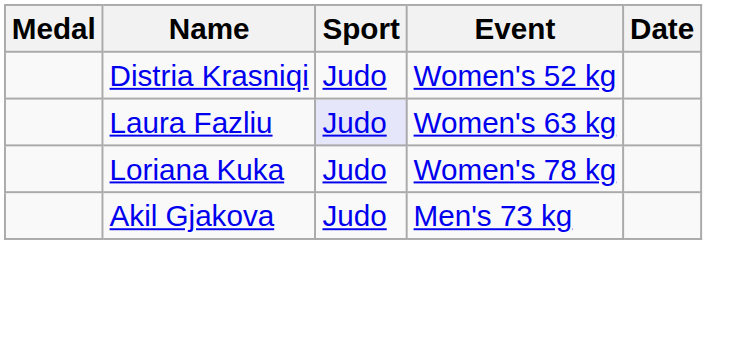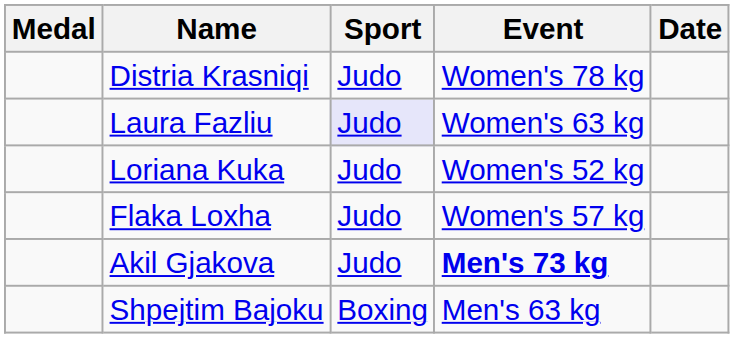(515, 76) Women's 52 kg -> (543, 76) Women's 78 kg
(515, 169) Women's 78 kg -> (543, 169) Women's 52 kg
+ row: (190, 216)
(493, 216) normal -> (525, 263) bold
+ row: (217, 310)
